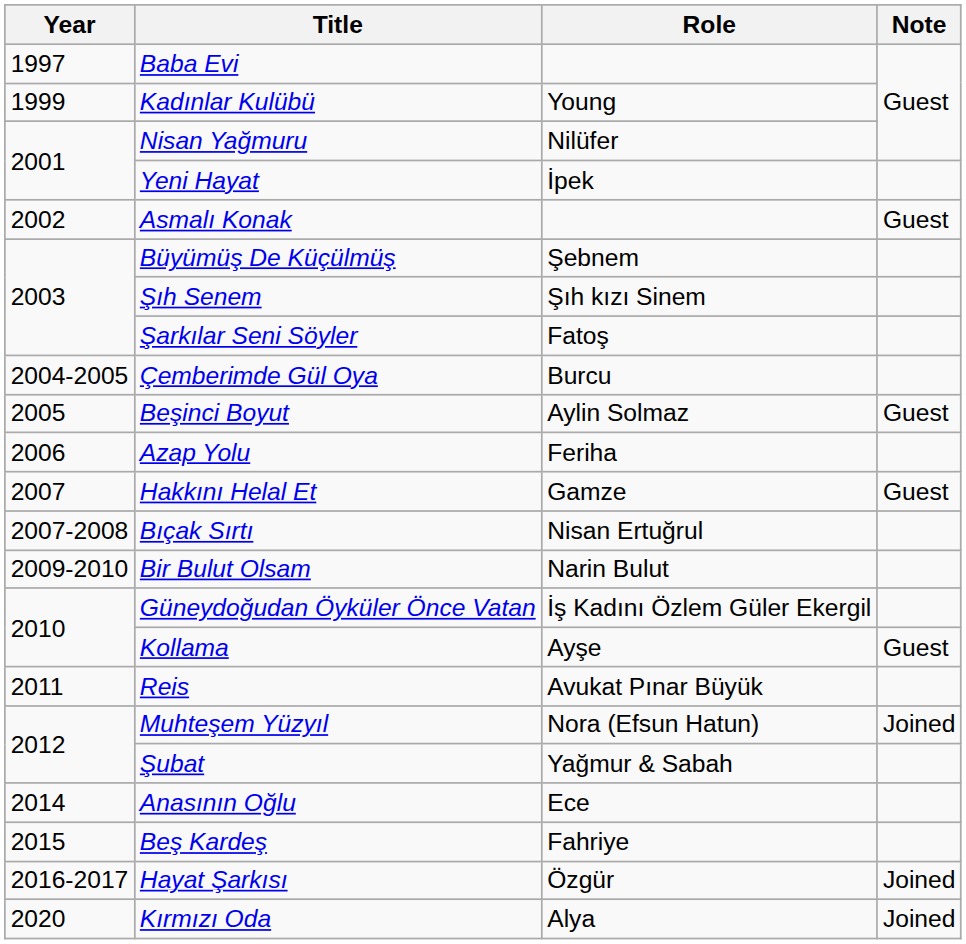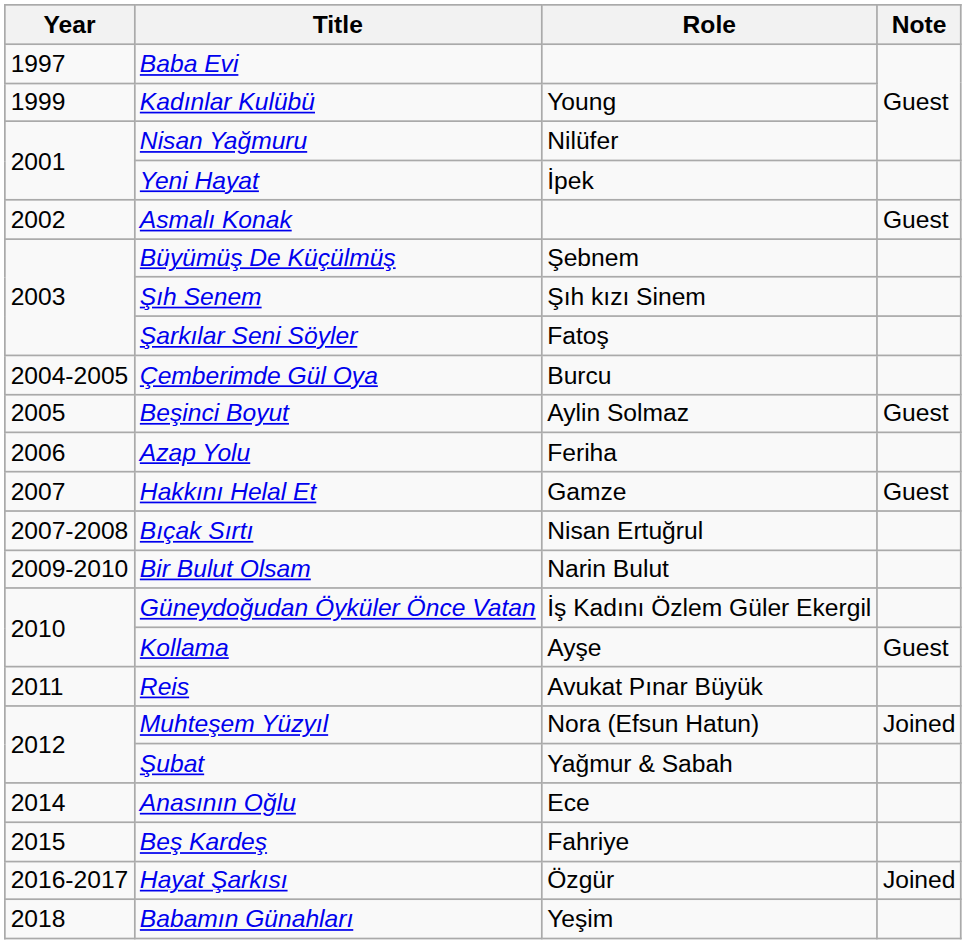+ row: (247, 919)
- row: (206, 919)
